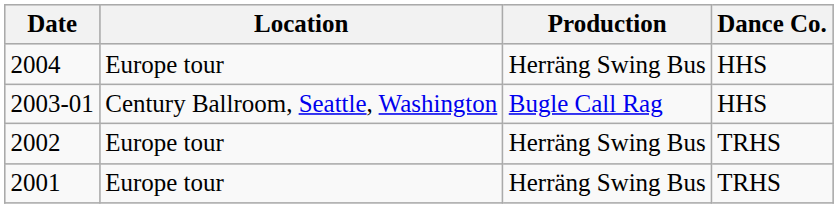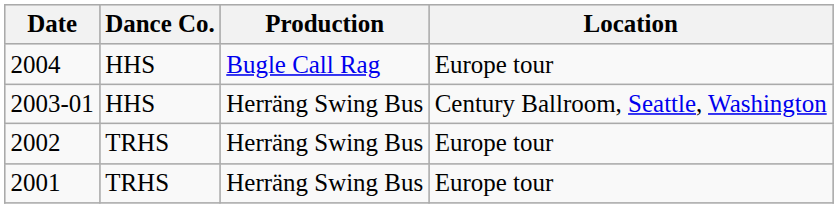columns swapped: (772, 24) <-> (301, 24)
(607, 63) Herräng Swing Bus -> (303, 63) Bugle Call Rag
(586, 103) Bugle Call Rag -> (325, 103) Herräng Swing Bus
